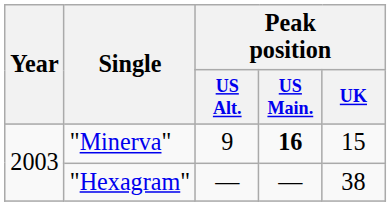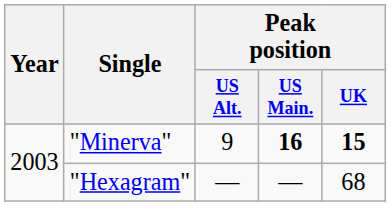(353, 143) normal -> (353, 143) bold
(353, 181) 38 -> (353, 181) 68
